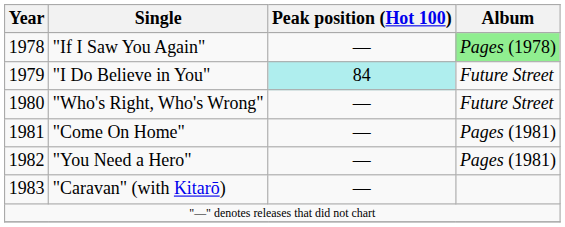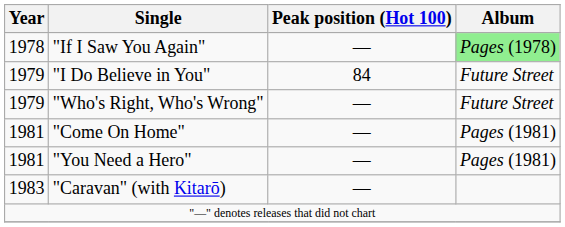(362, 75) paleturquoise background -> (362, 75) no background
(27, 103) 1980 -> (27, 103) 1979
(27, 160) 1982 -> (27, 160) 1981
